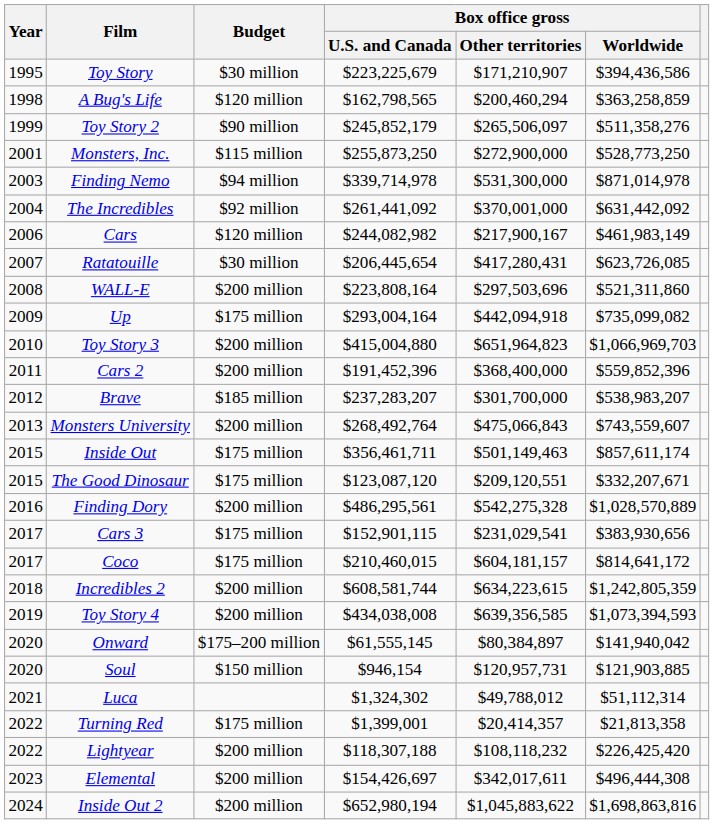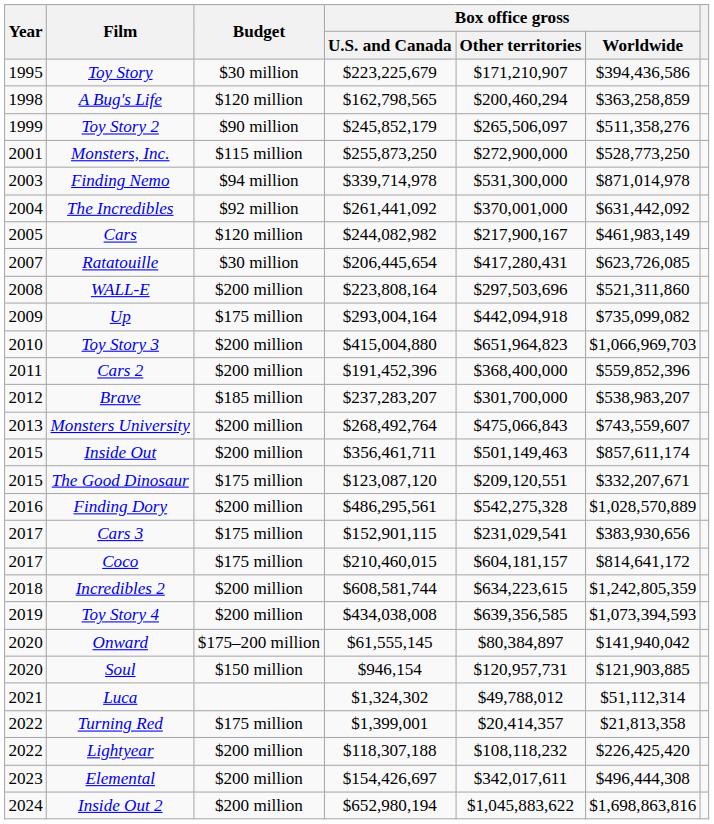(26, 235) 2006 -> (26, 235) 2005
(259, 452) $175 million -> (259, 452) $200 million
